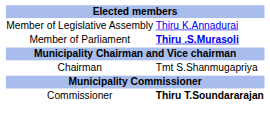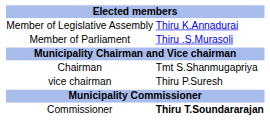(197, 40) bold -> (194, 40) normal
+ row: (80, 82)
